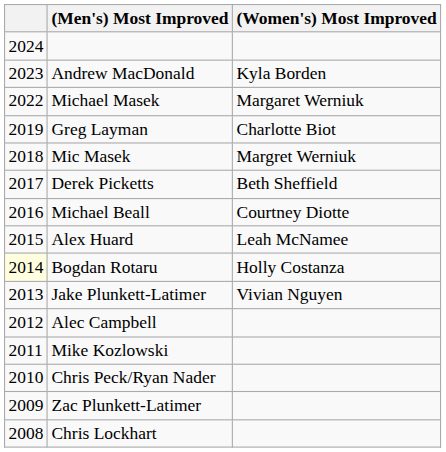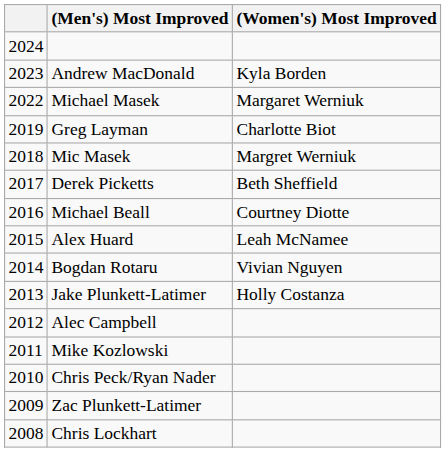(26, 267) lightyellow background -> (26, 267) no background
(290, 267) Holly Costanza -> (289, 267) Vivian Nguyen
(289, 294) Vivian Nguyen -> (290, 294) Holly Costanza
